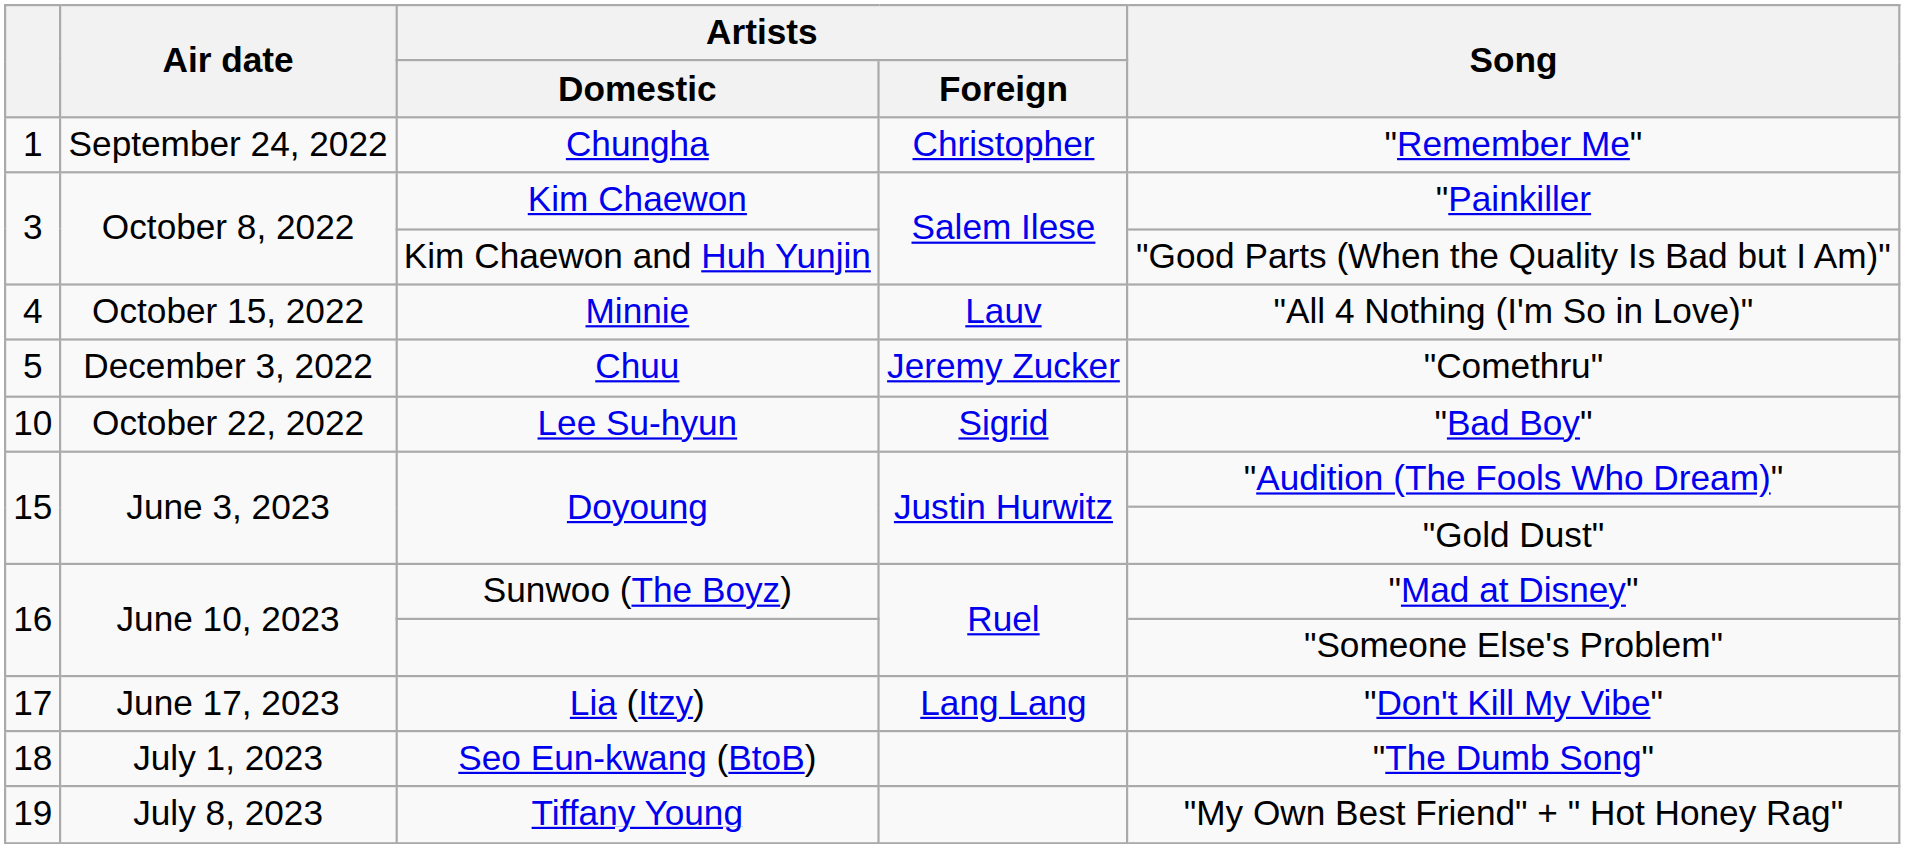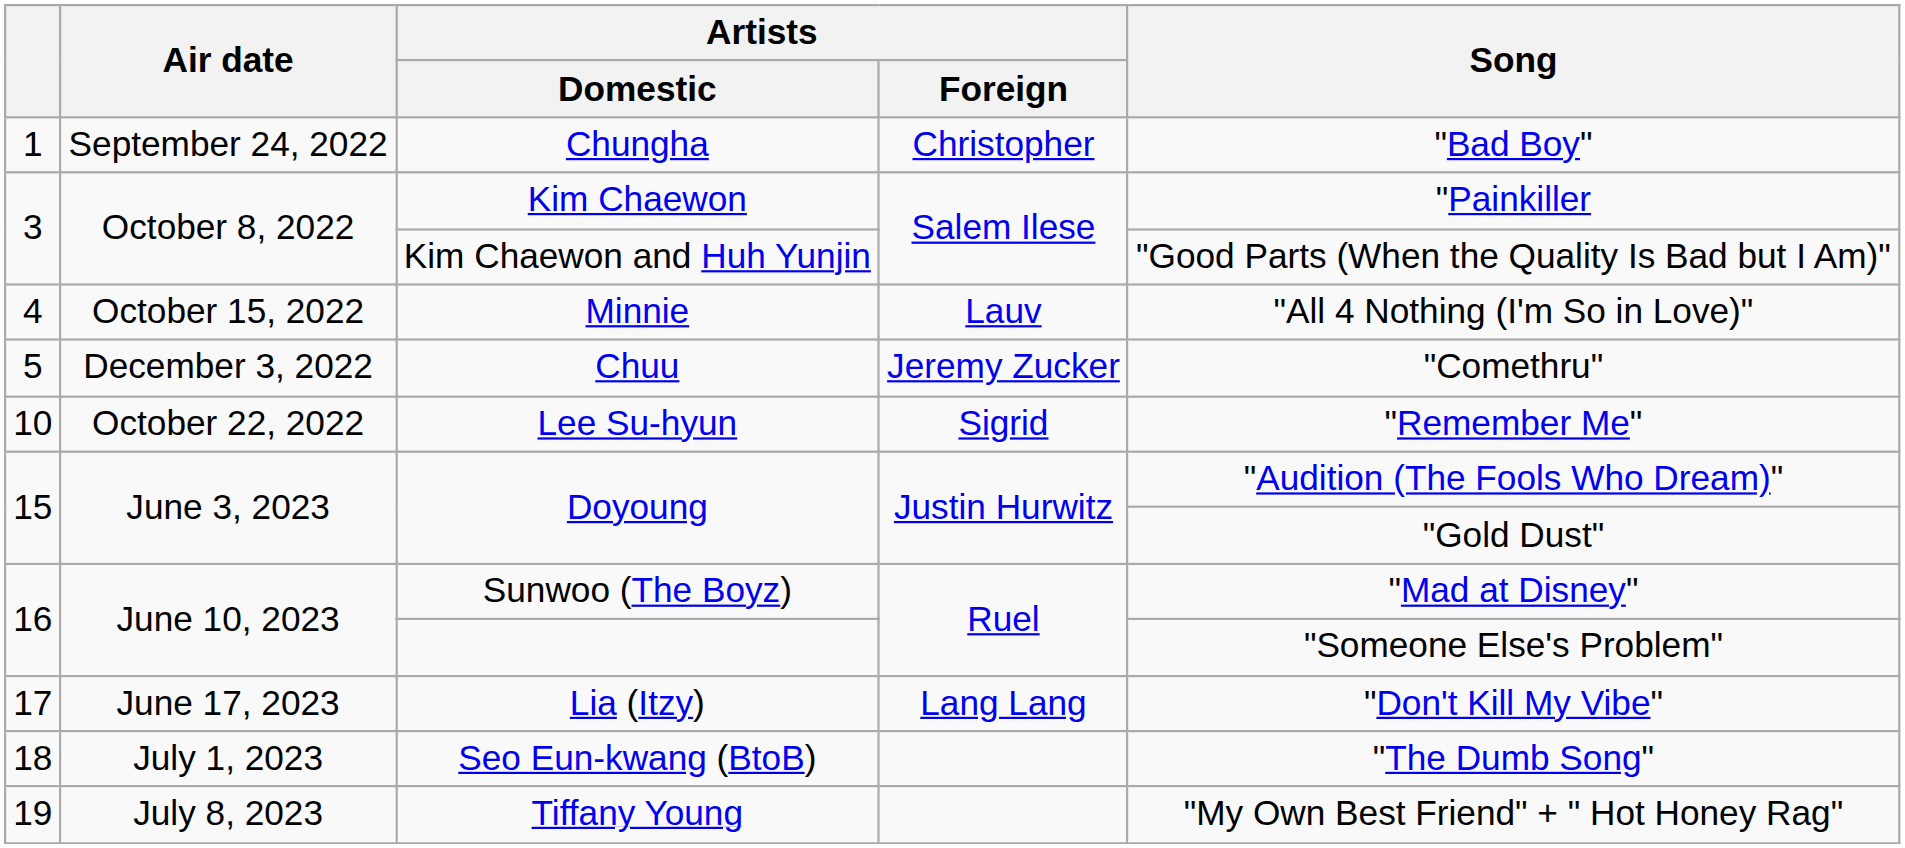(1513, 144) "Remember Me" -> (1513, 144) "Bad Boy"
(1513, 423) "Bad Boy" -> (1513, 423) "Remember Me"
